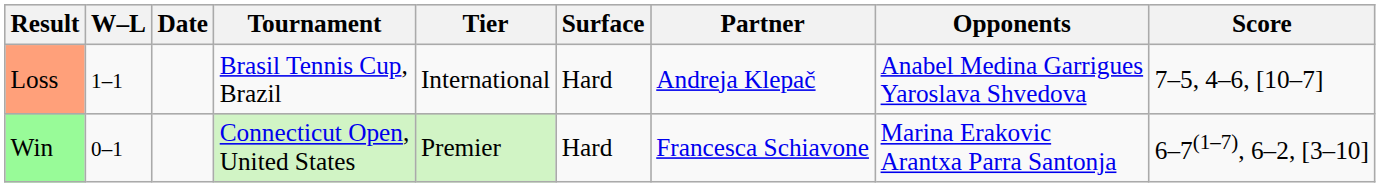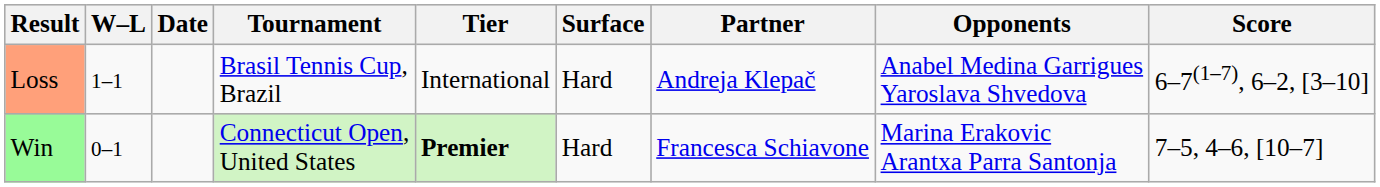(1239, 78) 7–5, 4–6, [10–7] -> (1262, 78) 6–7(1–7), 6–2, [3–10]
(461, 147) normal -> (465, 147) bold
(1262, 147) 6–7(1–7), 6–2, [3–10] -> (1239, 147) 7–5, 4–6, [10–7]
